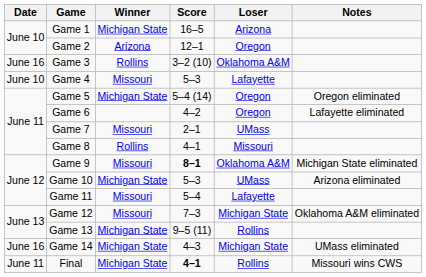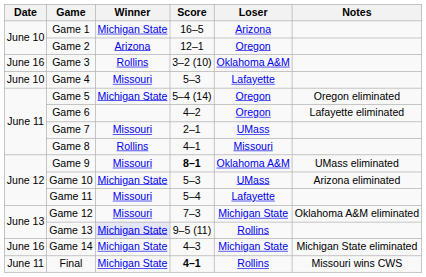(357, 163) Michigan State eliminated -> (357, 163) UMass eliminated
(132, 230) no background -> (132, 230) lavender background
(357, 247) UMass eliminated -> (357, 247) Michigan State eliminated
